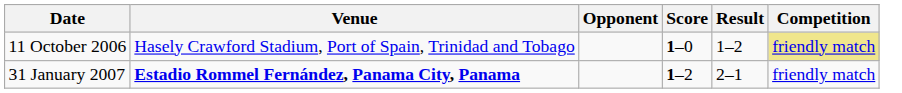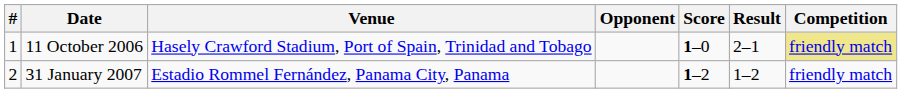+ column: (13, 18)
(729, 46) 1–2 -> (746, 46) 2–1
(327, 74) bold -> (330, 74) normal
(729, 74) 2–1 -> (746, 74) 1–2
